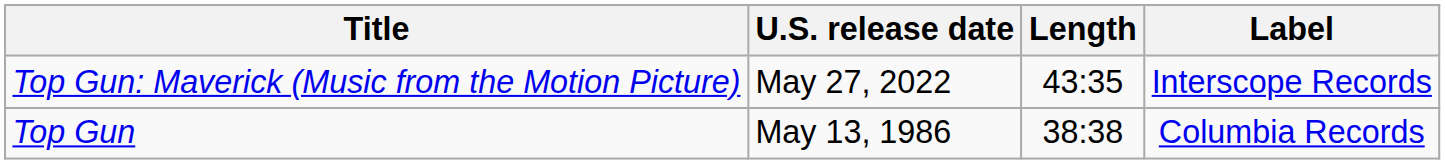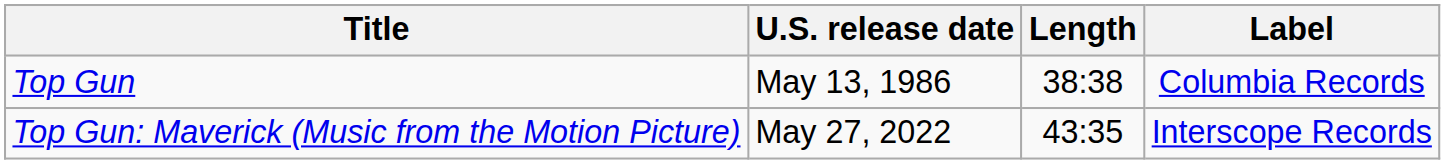rows swapped: (74, 132) <-> (376, 81)
